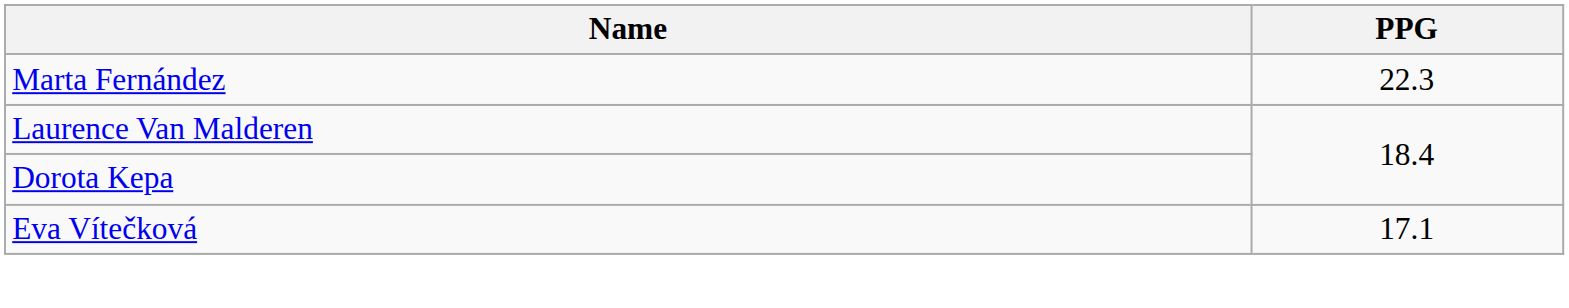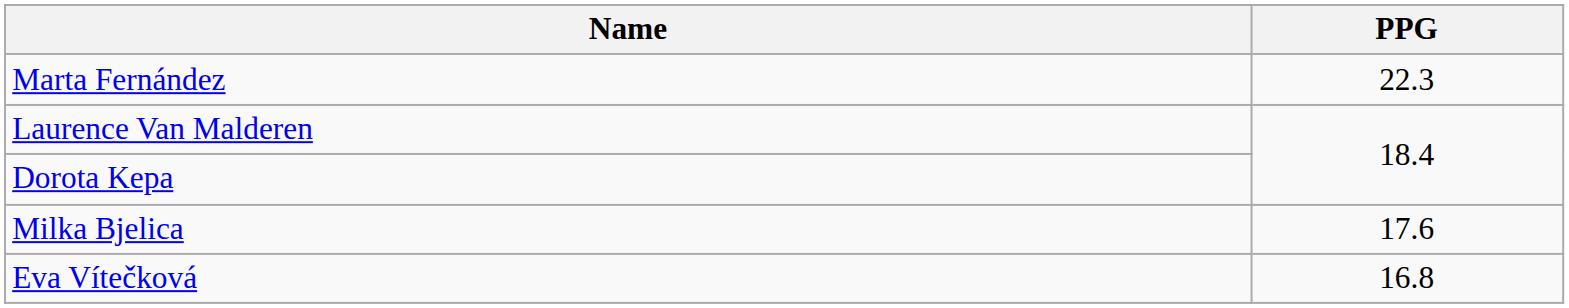+ row: (98, 228)
(1407, 228) 17.1 -> (1407, 278) 16.8
